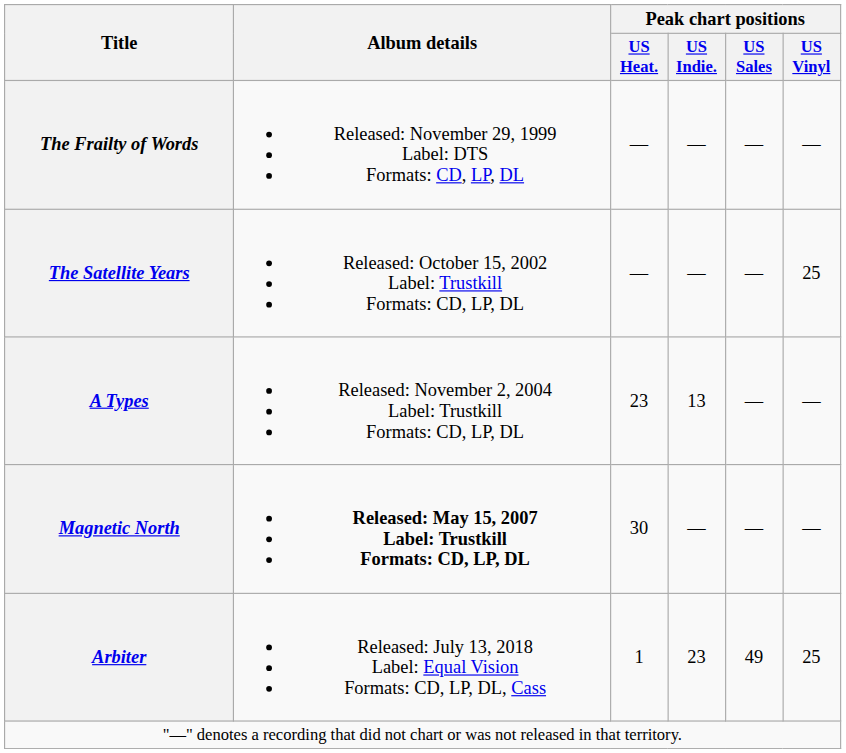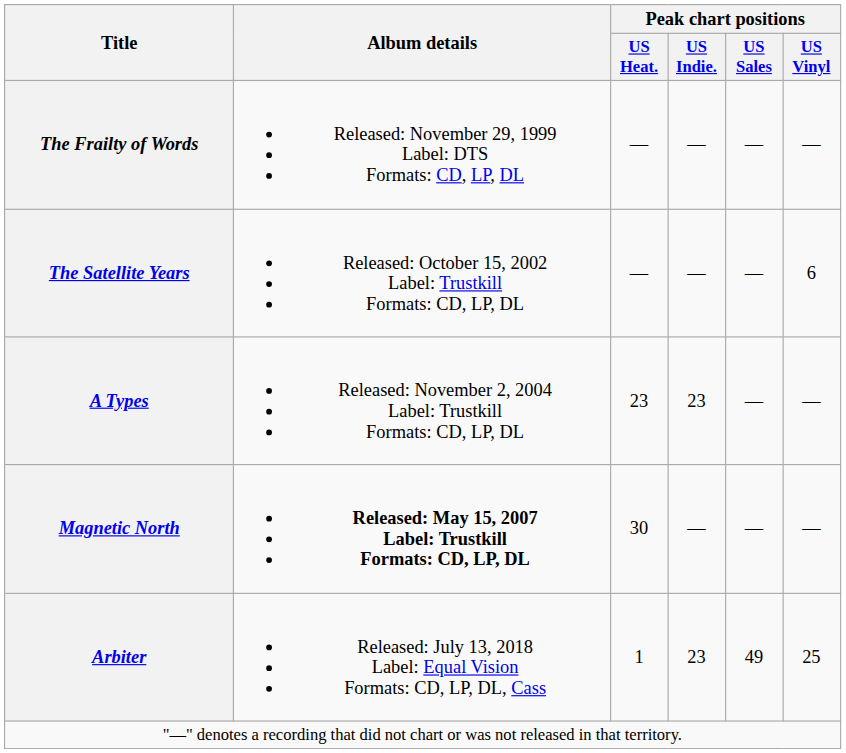(811, 272) 25 -> (811, 272) 6
(696, 400) 13 -> (696, 400) 23
